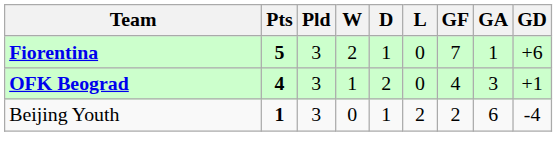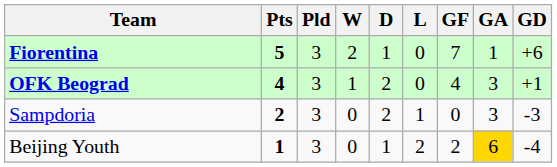+ row: (52, 114)
(493, 114) no background -> (493, 146) gold background
